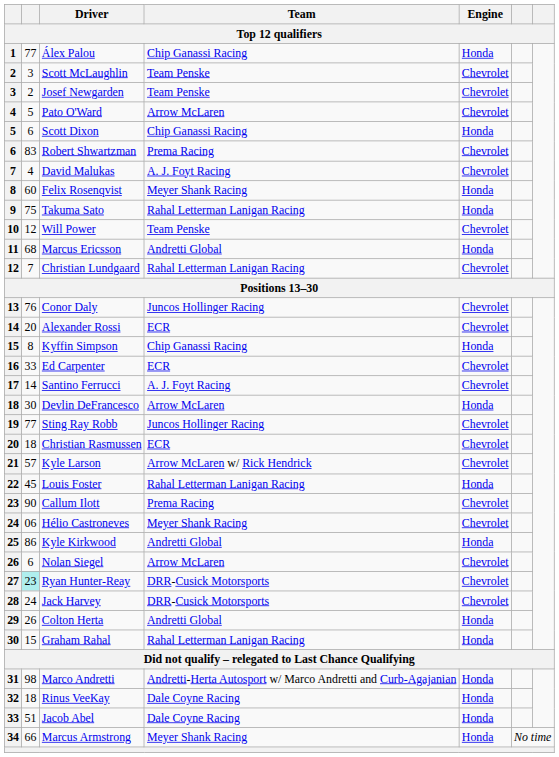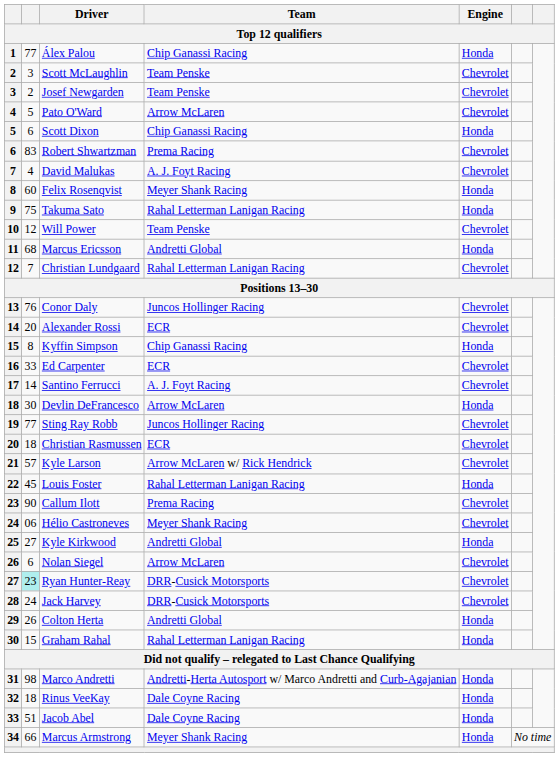(30, 542) 86 -> (30, 542) 27
